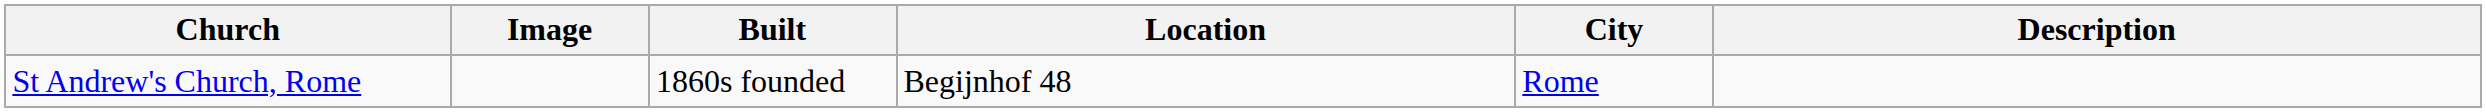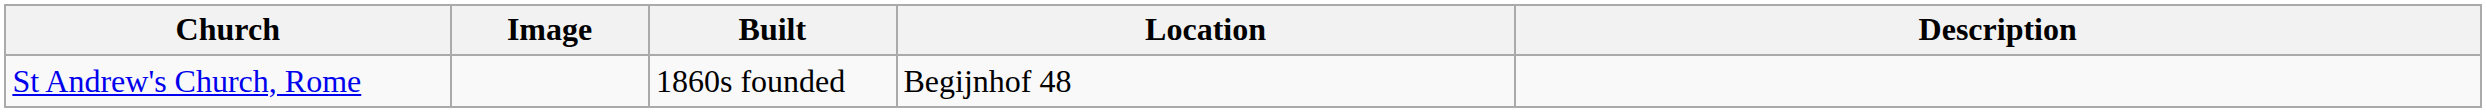- column: (1614, 29)
